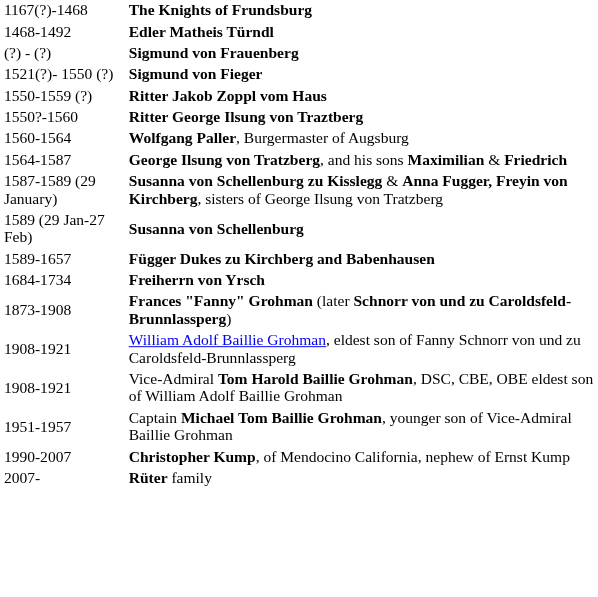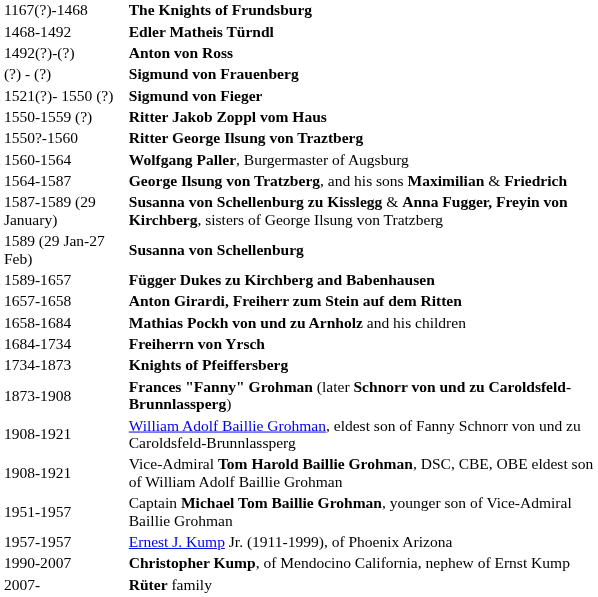+ row: (181, 53)
+ row: (295, 301)
+ row: (297, 322)
+ row: (209, 365)
+ row: (291, 542)
